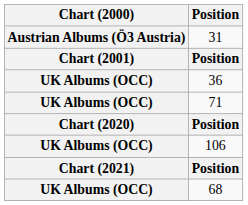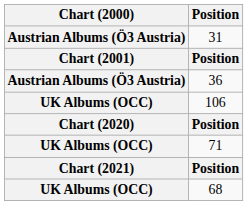(96, 80) UK Albums (OCC) -> (96, 80) Austrian Albums (Ö3 Austria)
rows swapped: (215, 146) <-> (215, 102)
